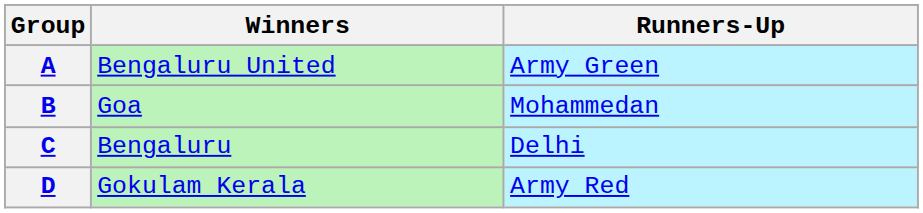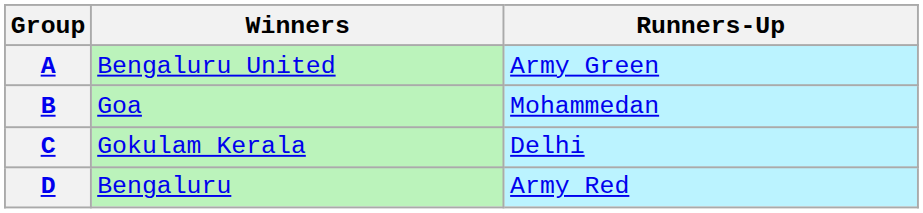(164, 147) Bengaluru -> (202, 147) Gokulam Kerala
(202, 187) Gokulam Kerala -> (164, 187) Bengaluru
